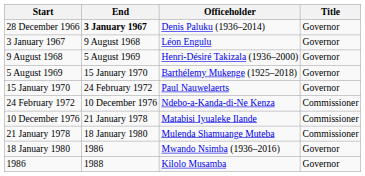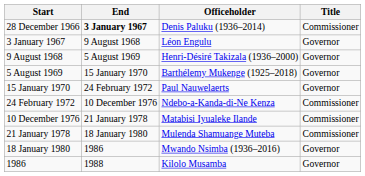(321, 27) Governor -> (331, 27) Commissioner
